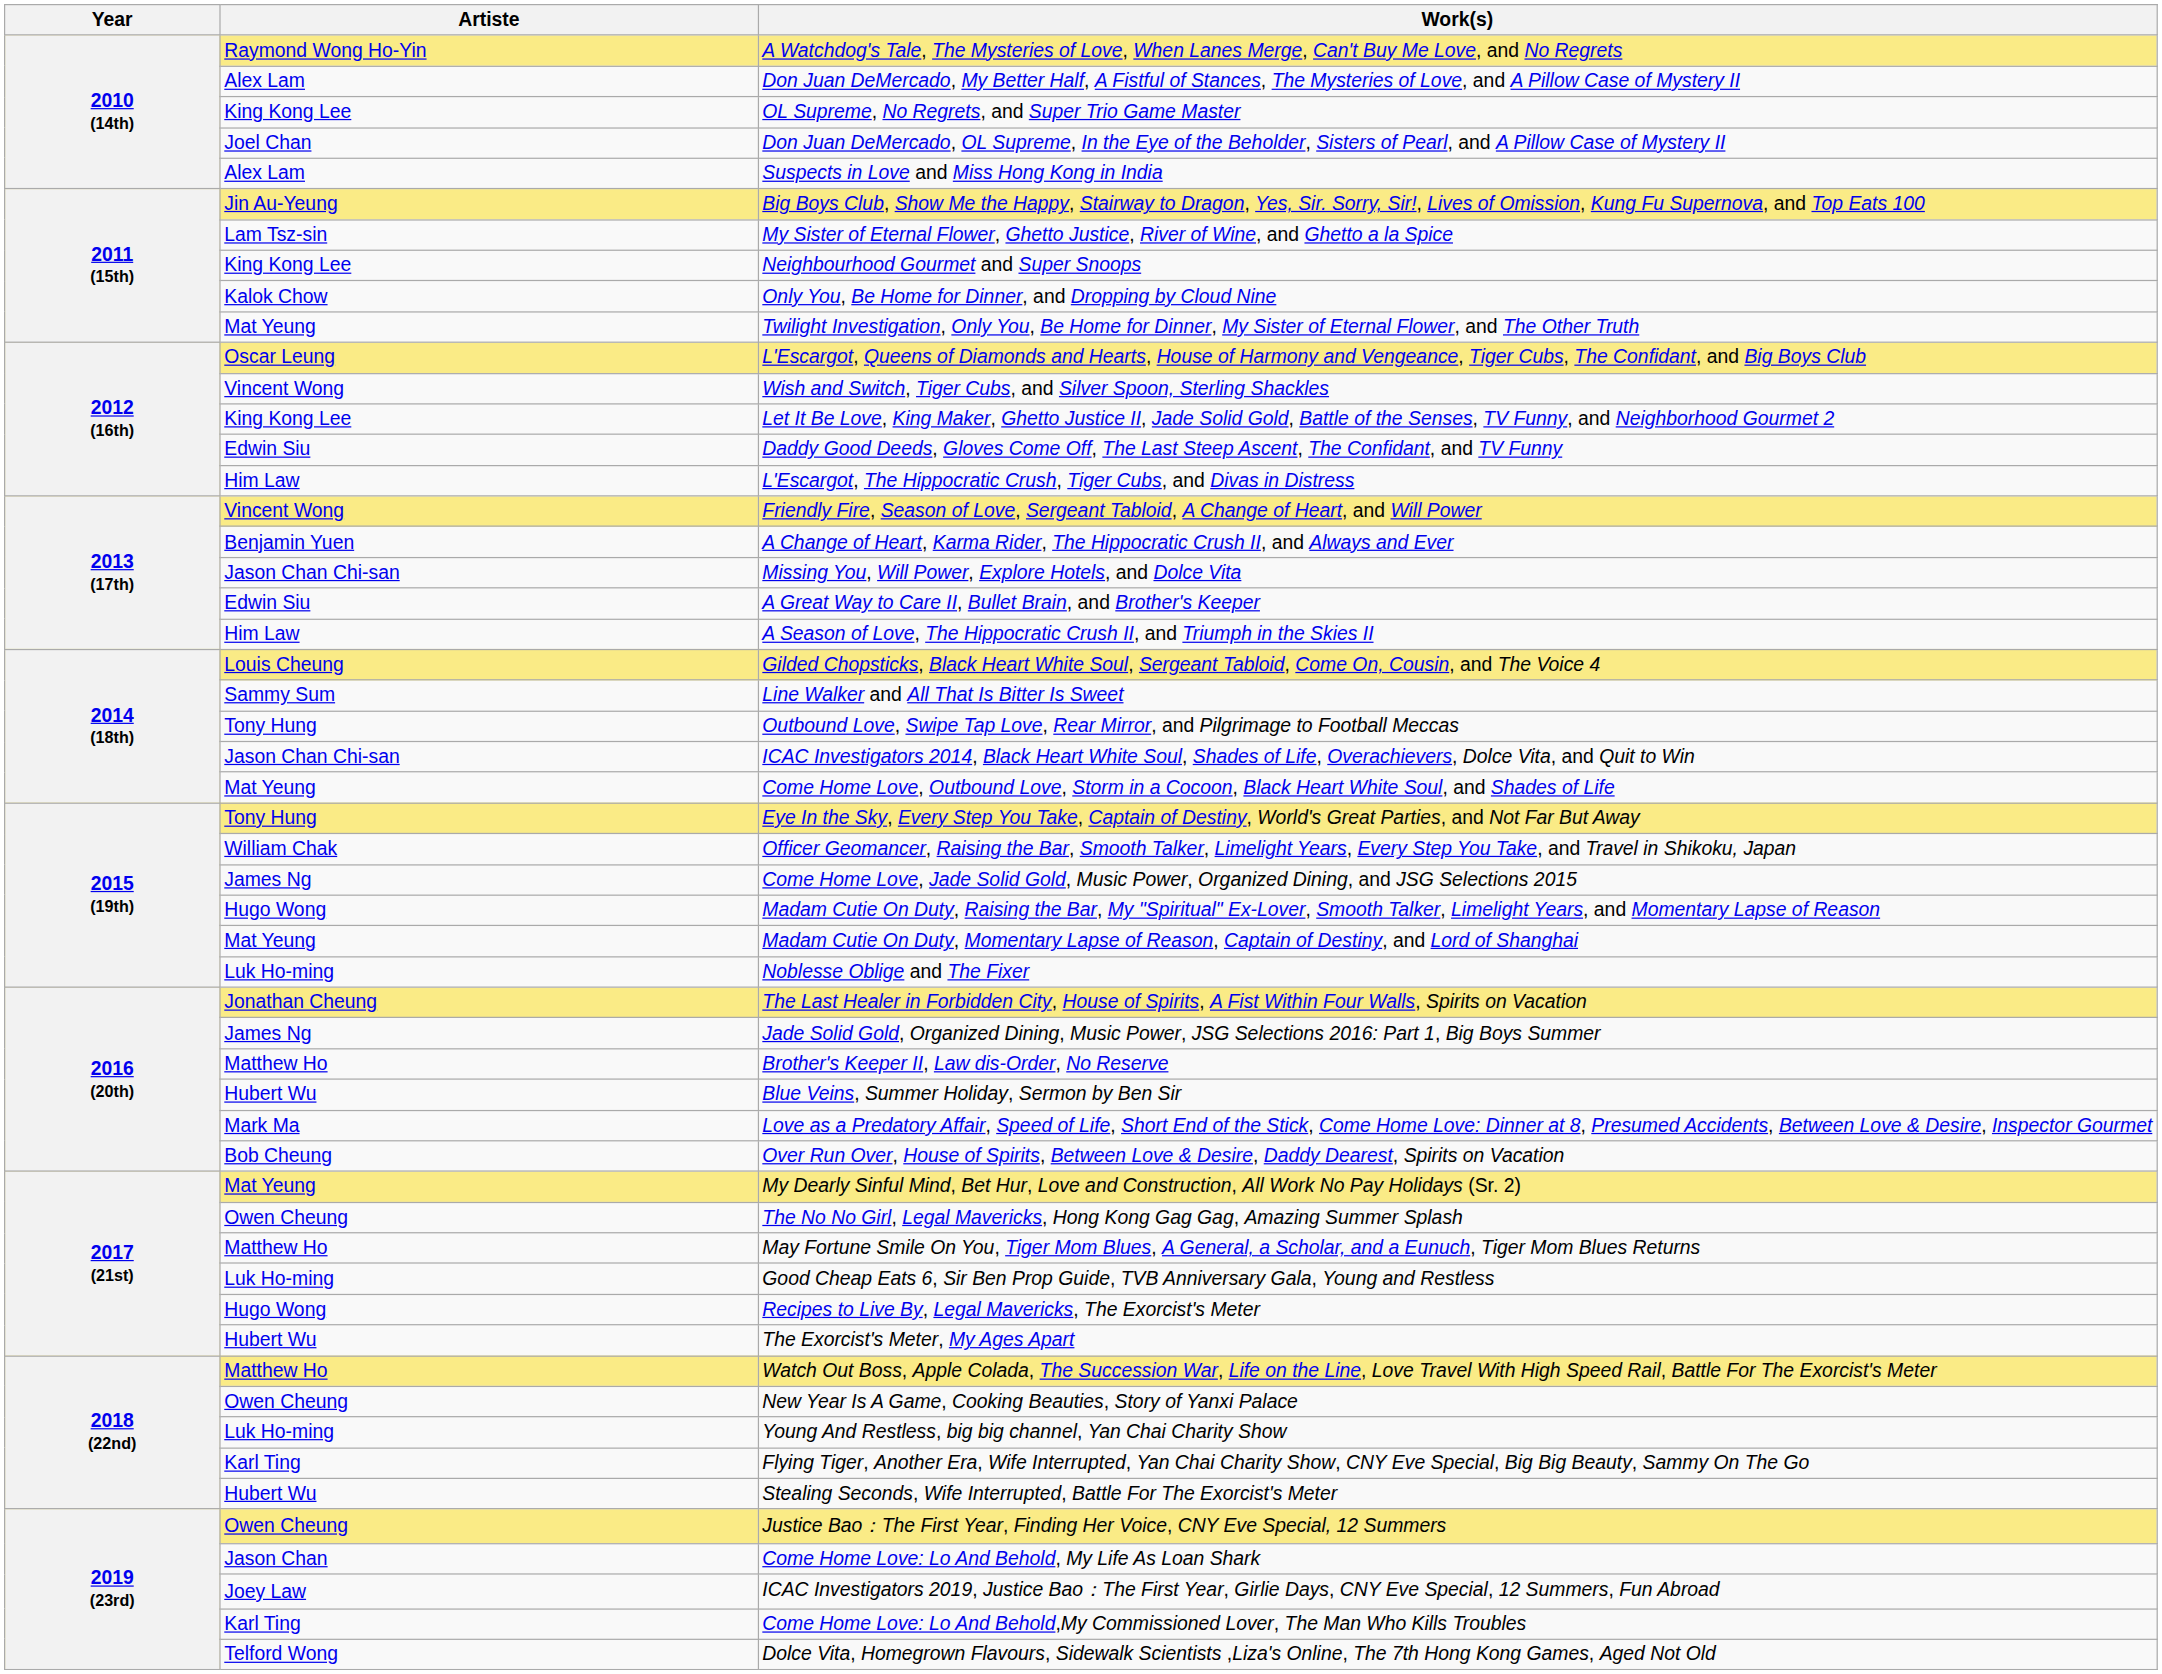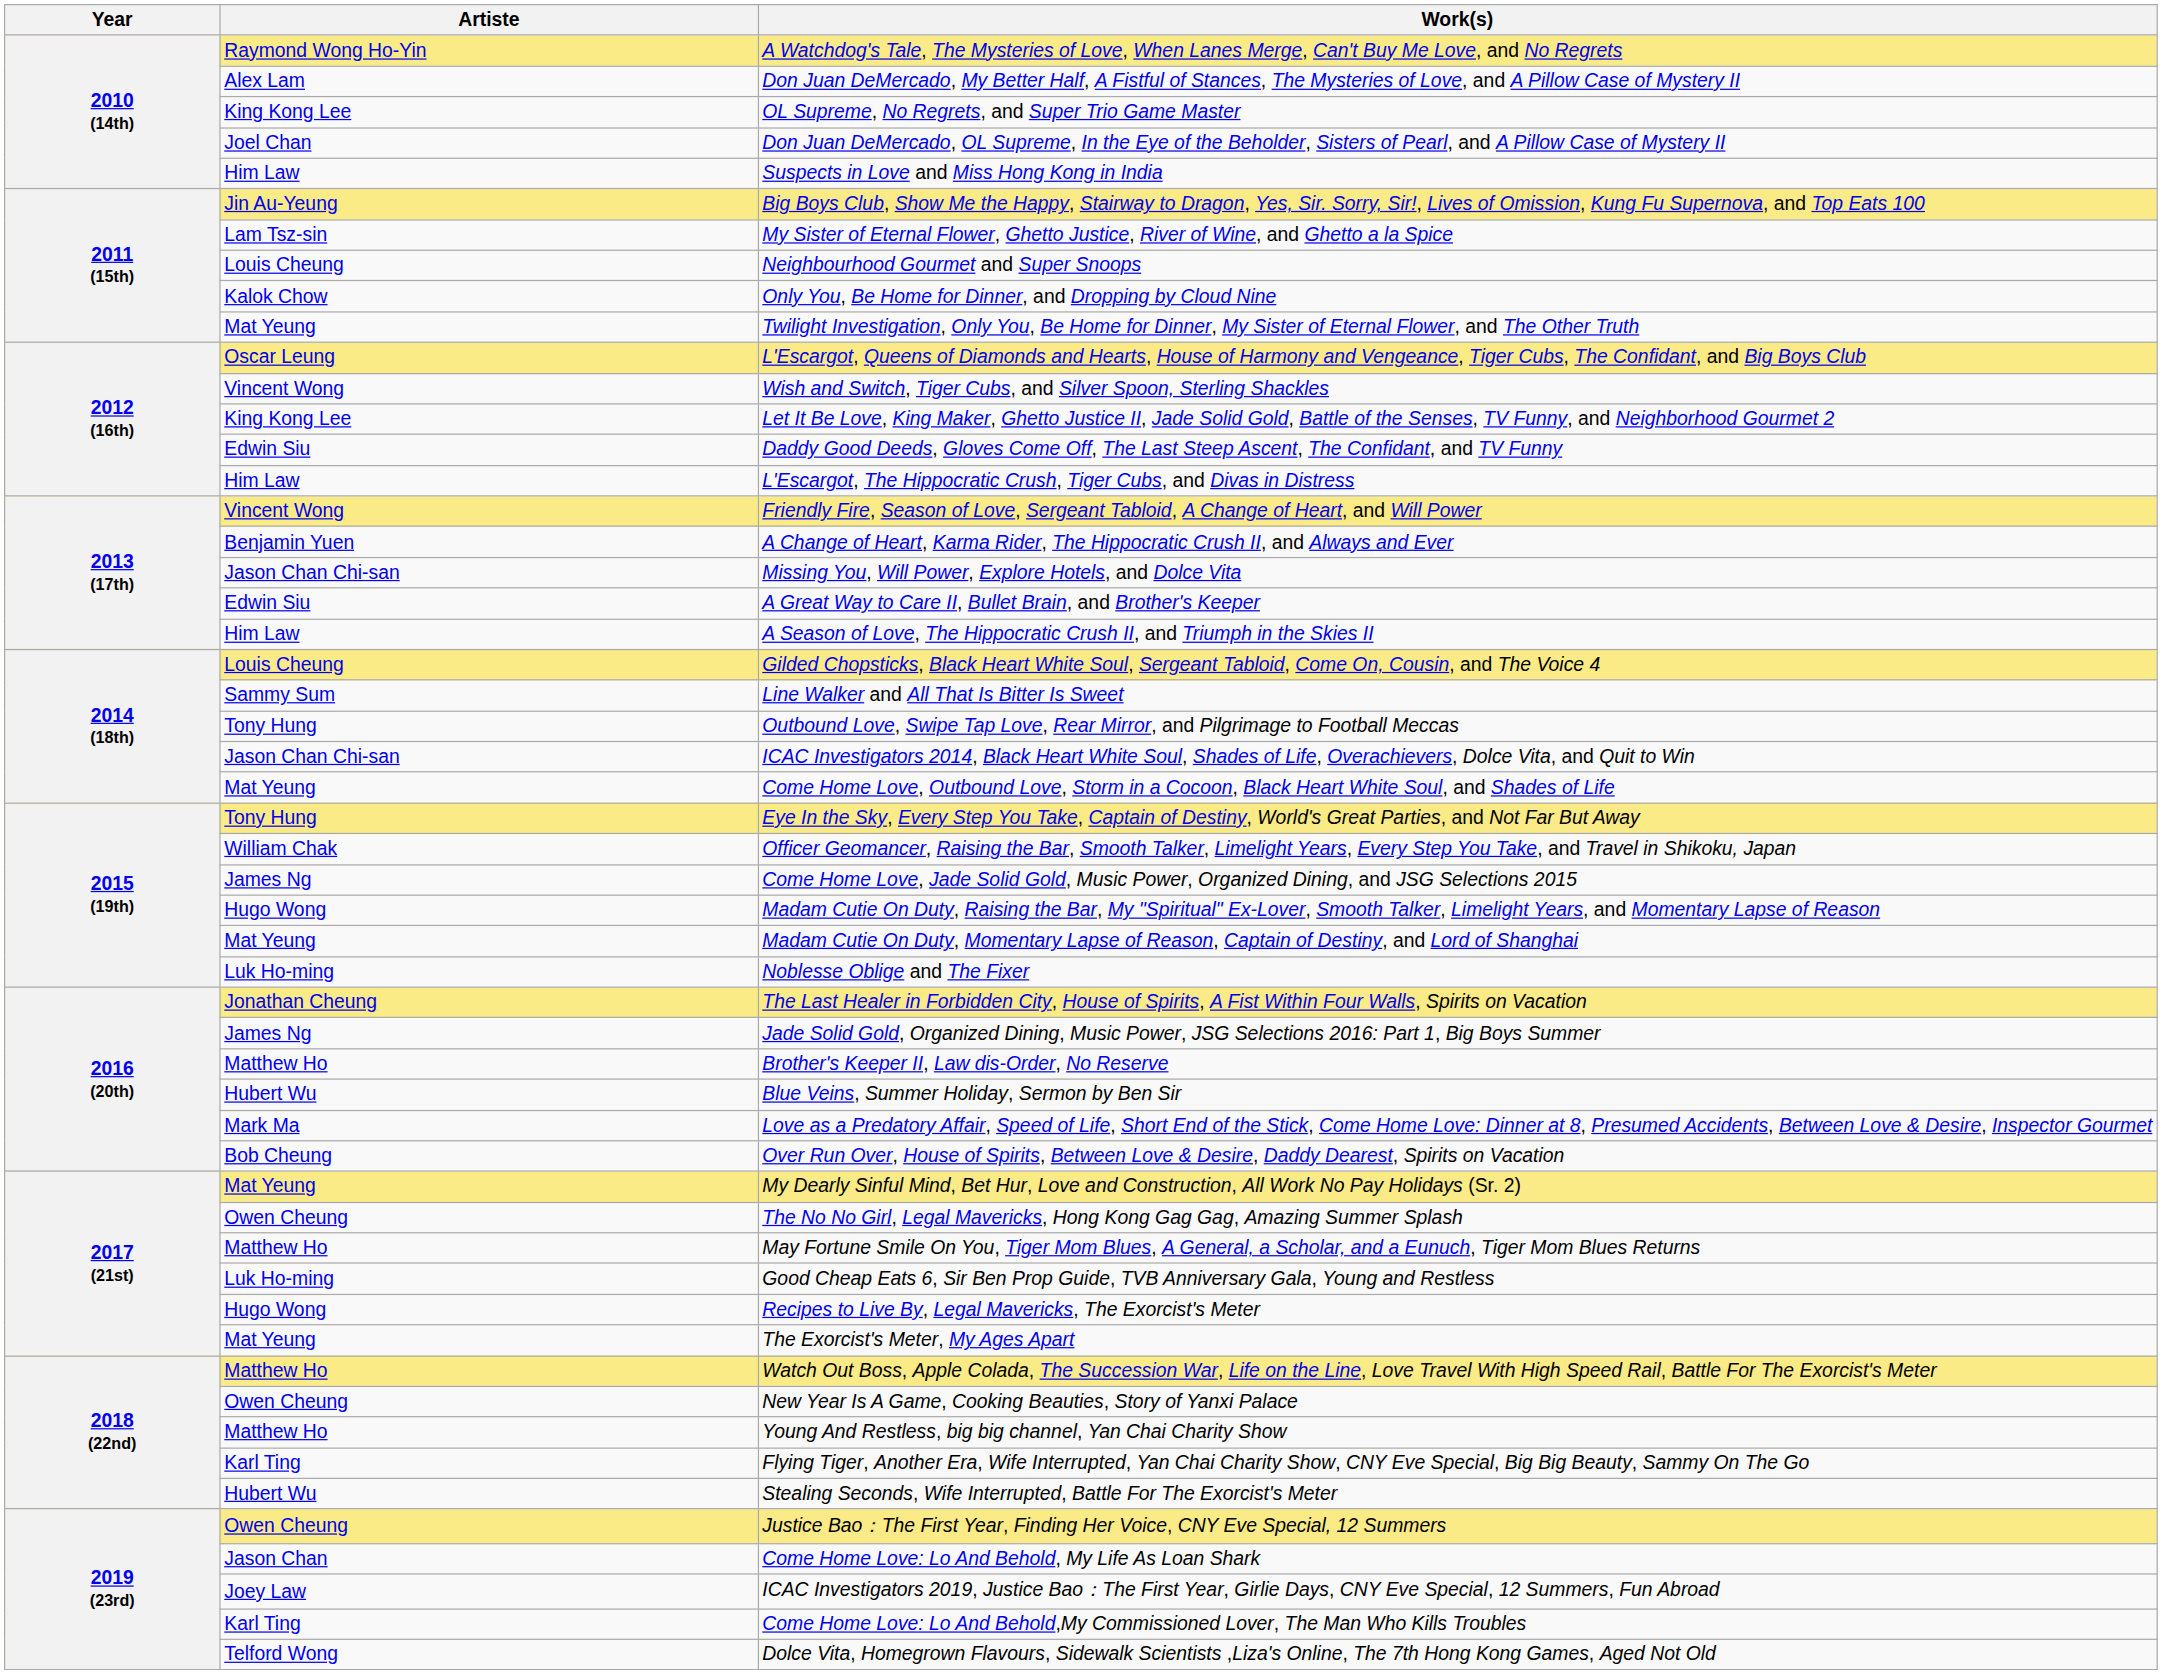(265, 173) Alex Lam -> (262, 173) Him Law
(288, 265) King Kong Lee -> (284, 265) Louis Cheung
(270, 1340) Hubert Wu -> (270, 1340) Mat Yeung
(279, 1432) Luk Ho-ming -> (276, 1432) Matthew Ho
